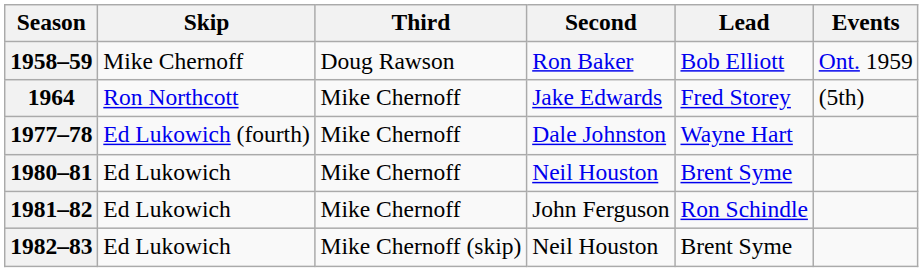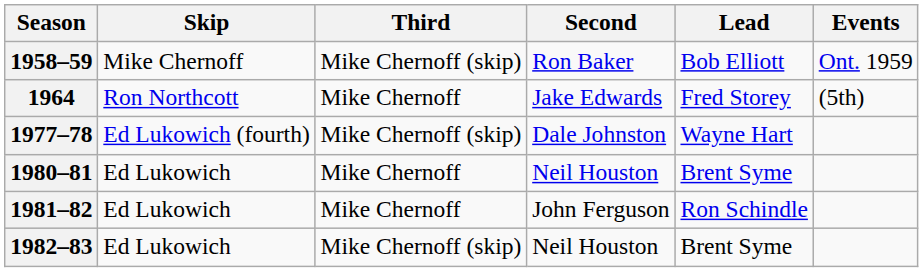(388, 60) Doug Rawson -> (421, 60) Mike Chernoff (skip)
(391, 135) Mike Chernoff -> (421, 135) Mike Chernoff (skip)
